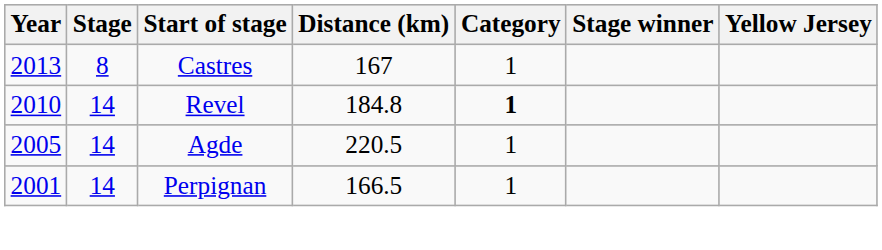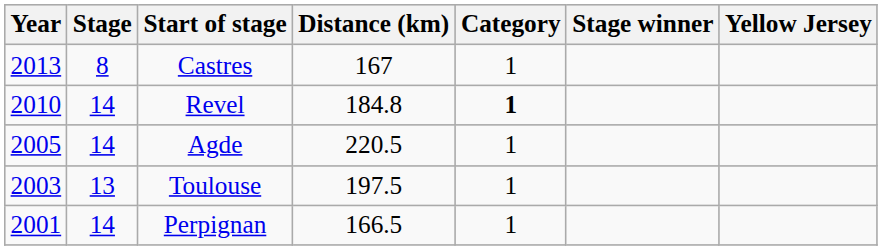+ row: (215, 184)
